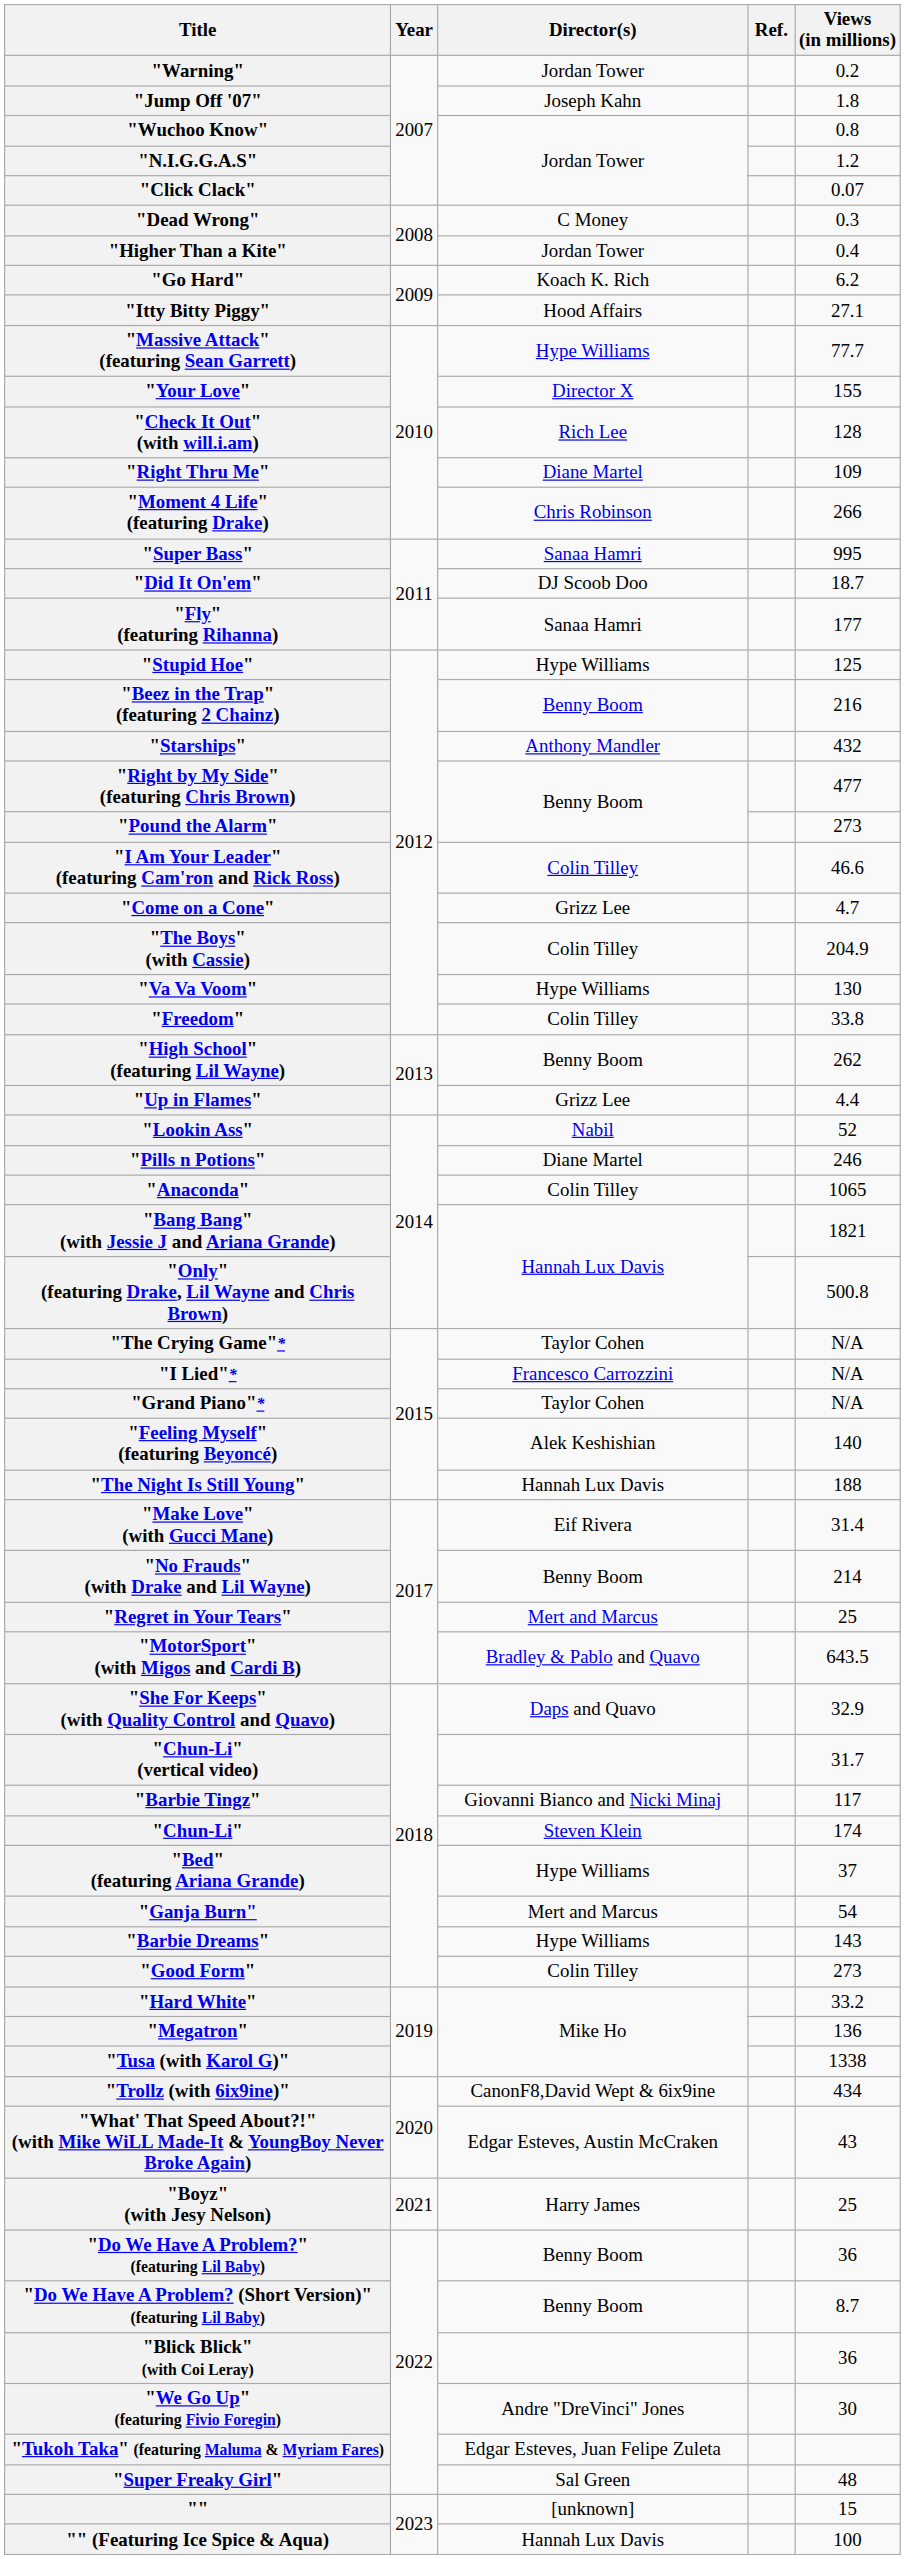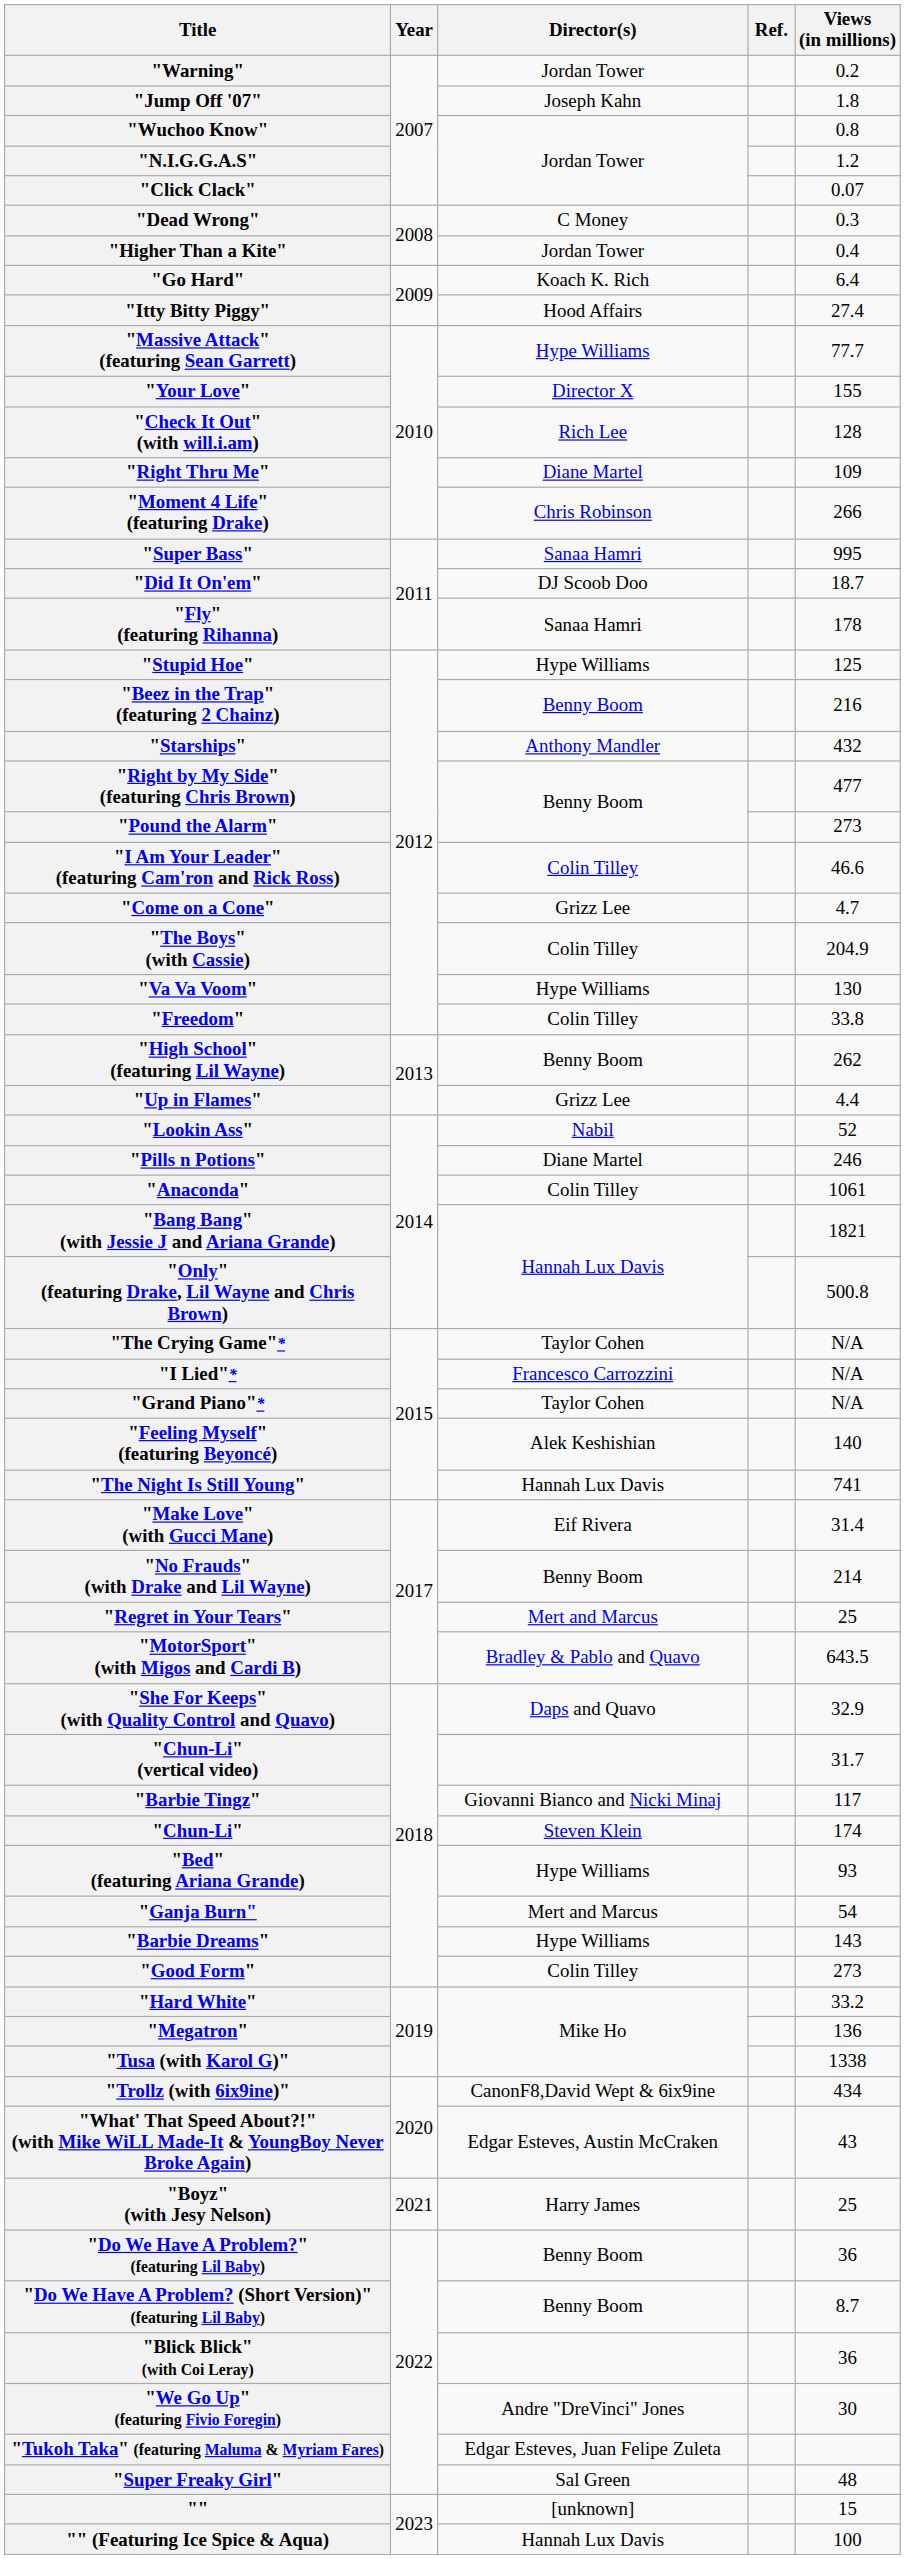(847, 280) 6.2 -> (847, 280) 6.4
(847, 310) 27.1 -> (847, 310) 27.4
(847, 624) 177 -> (847, 624) 178
(847, 1190) 1065 -> (847, 1190) 1061
(847, 1484) 188 -> (847, 1484) 741
(847, 1870) 37 -> (847, 1870) 93
